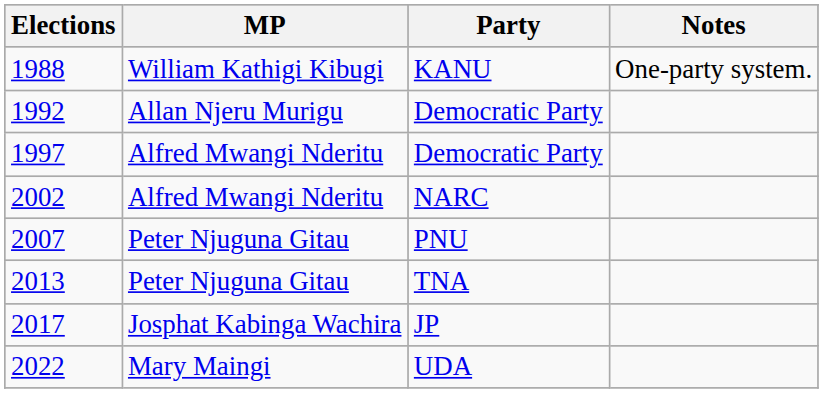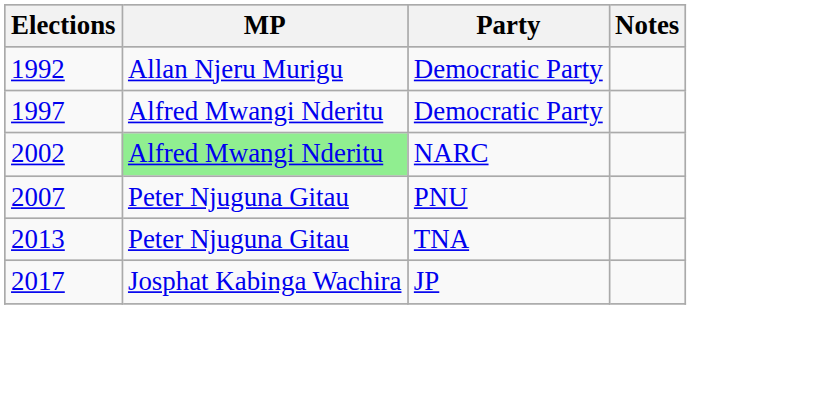- row: (38, 68)
(256, 196) no background -> (256, 153) lightgreen background
- row: (38, 366)
